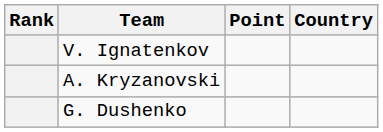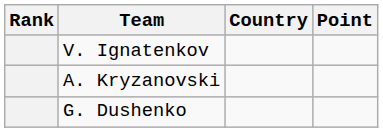columns swapped: (334, 20) <-> (257, 20)
